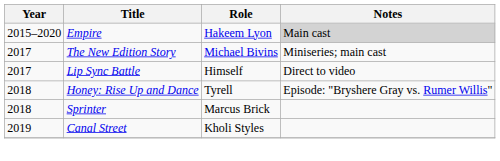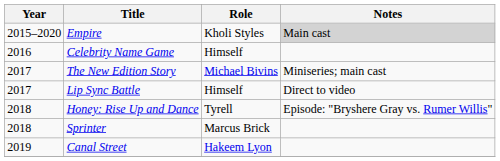(238, 33) Hakeem Lyon -> (234, 33) Kholi Styles
+ row: (120, 52)
(234, 128) Kholi Styles -> (238, 147) Hakeem Lyon
